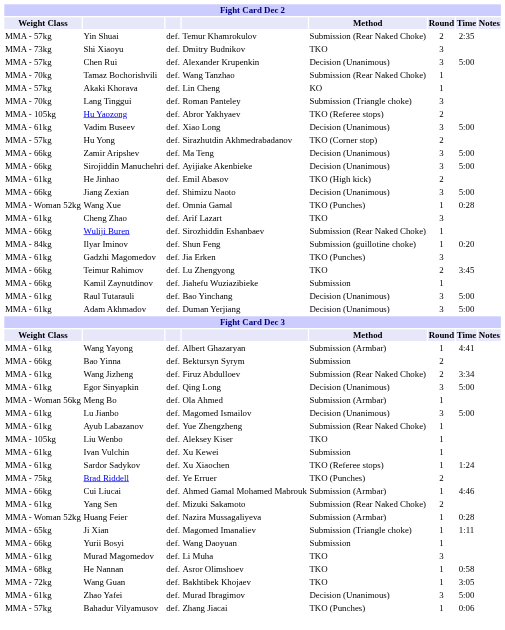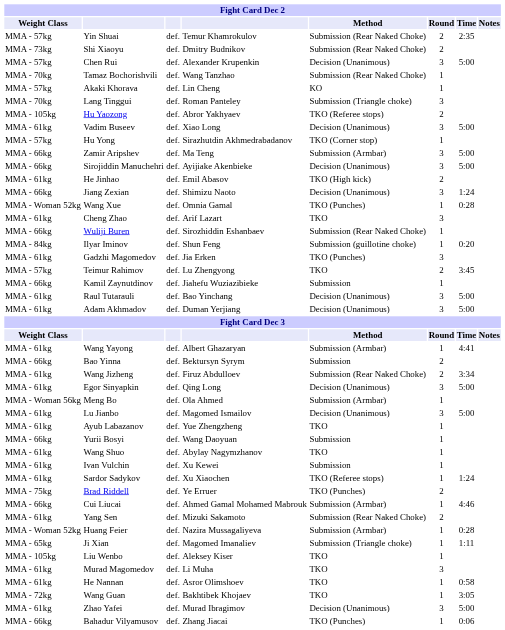(319, 49) TKO -> (368, 49) Submission (Rear Naked Choke)
(441, 49) 3 -> (441, 49) 2
(441, 140) 2 -> (441, 140) 1
(350, 153) Decision (Unanimous) -> (348, 153) Submission (Armbar)
(467, 192) 5:00 -> (467, 192) 1:24
(28, 270) MMA - 66kg -> (28, 270) MMA - 57kg
(368, 426) Submission (Rear Naked Choke) -> (319, 426) TKO
rows swapped: (104, 543) <-> (103, 439)
+ row: (104, 452)
(28, 569) MMA - 68kg -> (28, 582) MMA - 61kg
(28, 608) MMA - 57kg -> (28, 621) MMA - 66kg
